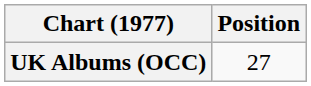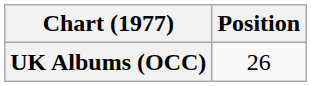(259, 61) 27 -> (259, 61) 26
